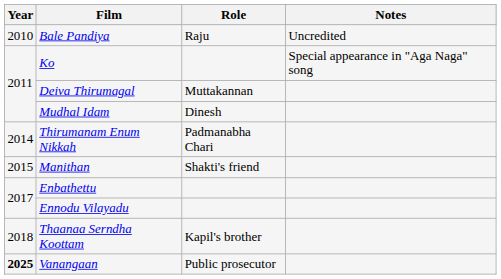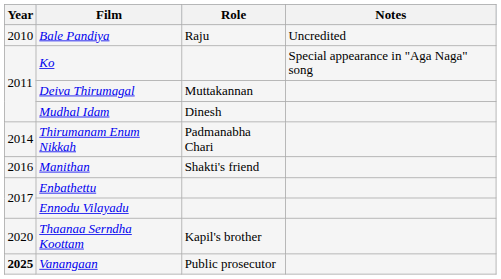(20, 167) 2015 -> (20, 167) 2016
(20, 236) 2018 -> (20, 236) 2020
